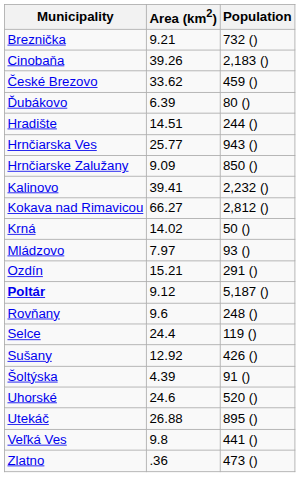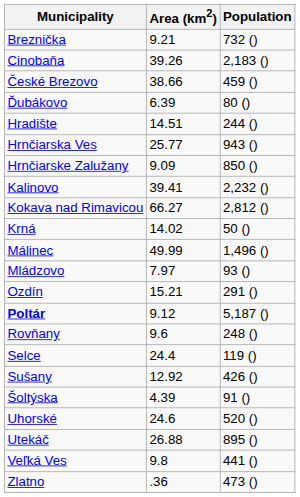(166, 81) 33.62 -> (166, 81) 38.66
+ row: (30, 250)
